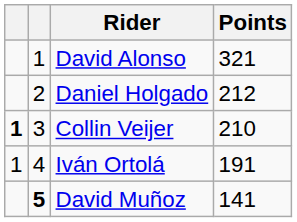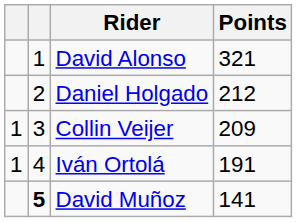(16, 129) bold -> (16, 129) normal
(237, 129) 210 -> (237, 129) 209
